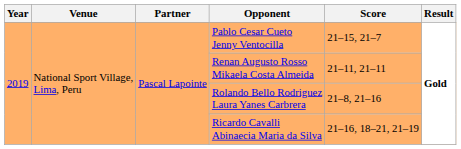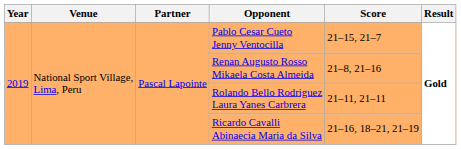(357, 68) 21–11, 21–11 -> (354, 68) 21–8, 21–16
(354, 99) 21–8, 21–16 -> (357, 99) 21–11, 21–11
